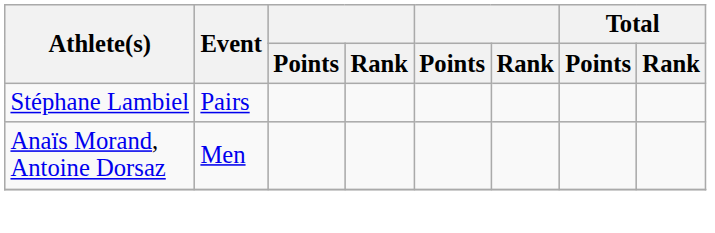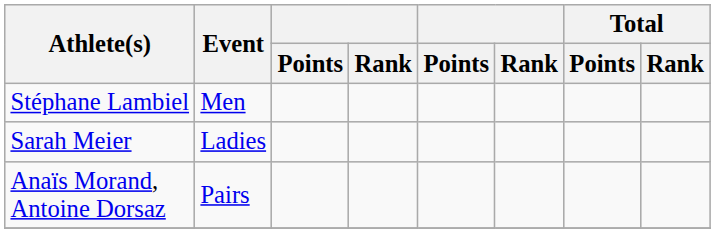(225, 102) Pairs -> (223, 102) Men
+ row: (71, 141)
(223, 155) Men -> (225, 194) Pairs
